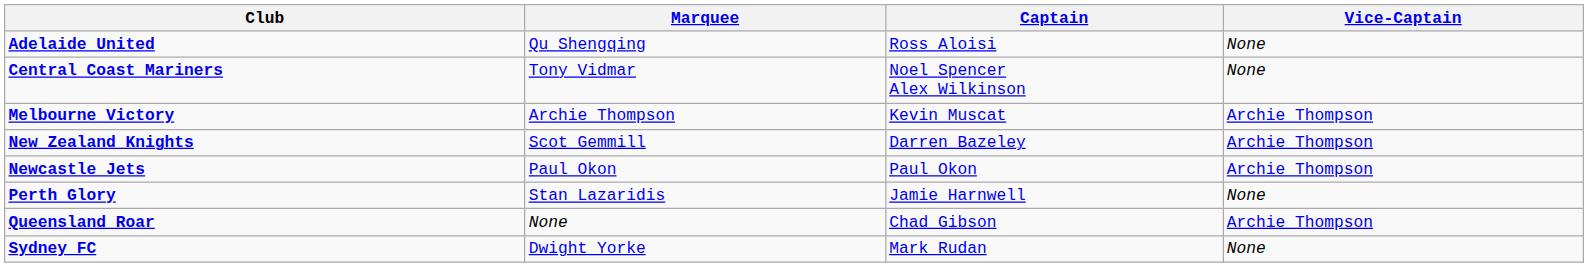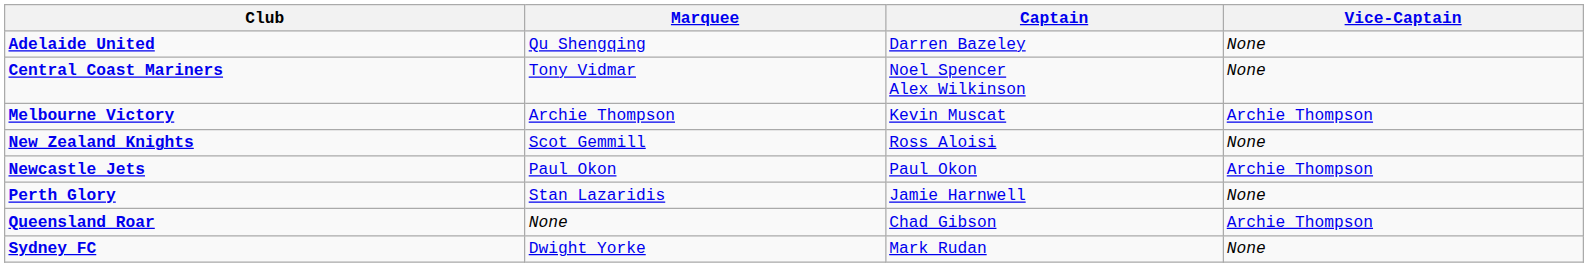(943, 44) Ross Aloisi -> (957, 44) Darren Bazeley
(957, 143) Darren Bazeley -> (943, 143) Ross Aloisi
(1300, 143) Archie Thompson -> (1246, 143) None
